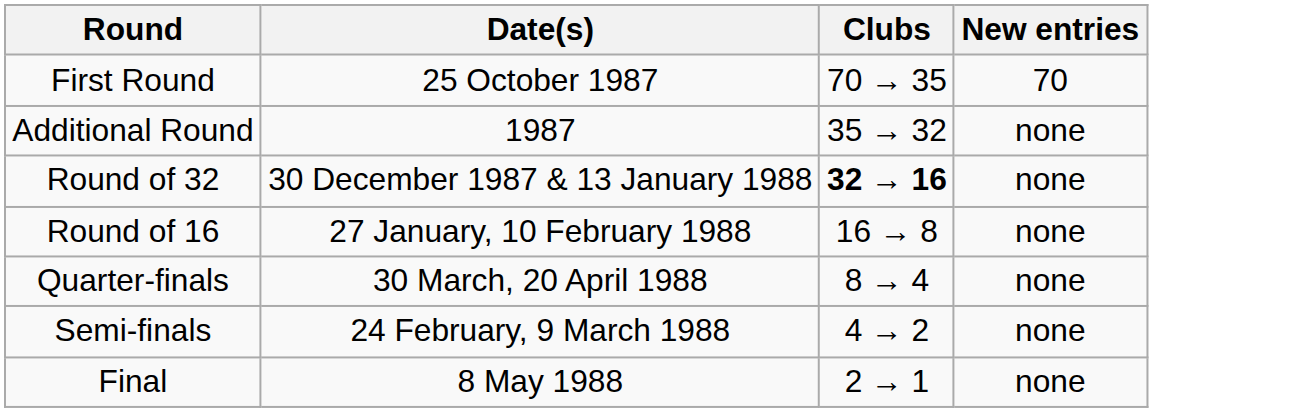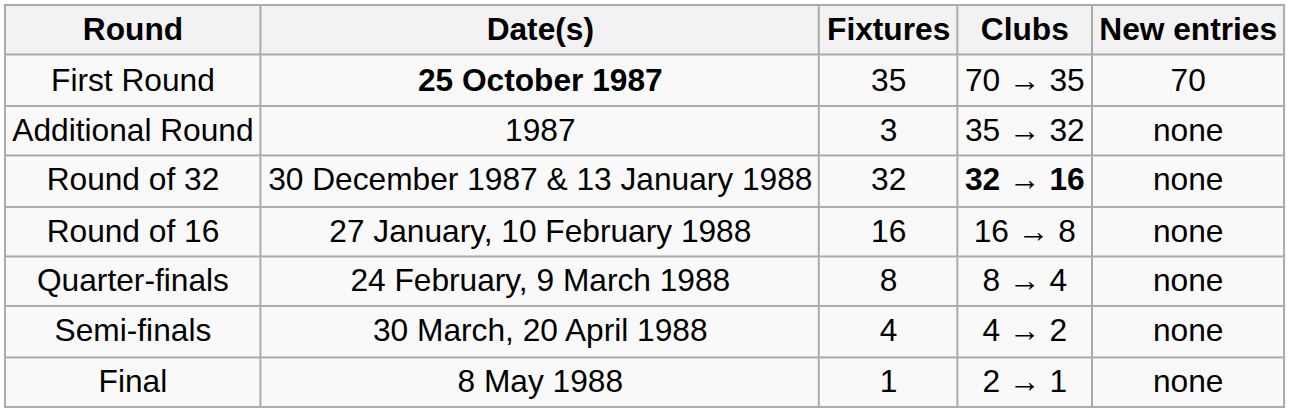+ column: (889, 29)
(540, 79) normal -> (540, 79) bold
(540, 280) 30 March, 20 April 1988 -> (540, 280) 24 February, 9 March 1988
(540, 331) 24 February, 9 March 1988 -> (540, 331) 30 March, 20 April 1988
